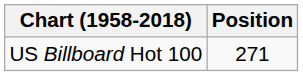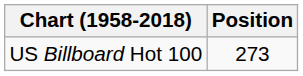(252, 53) 271 -> (252, 53) 273
